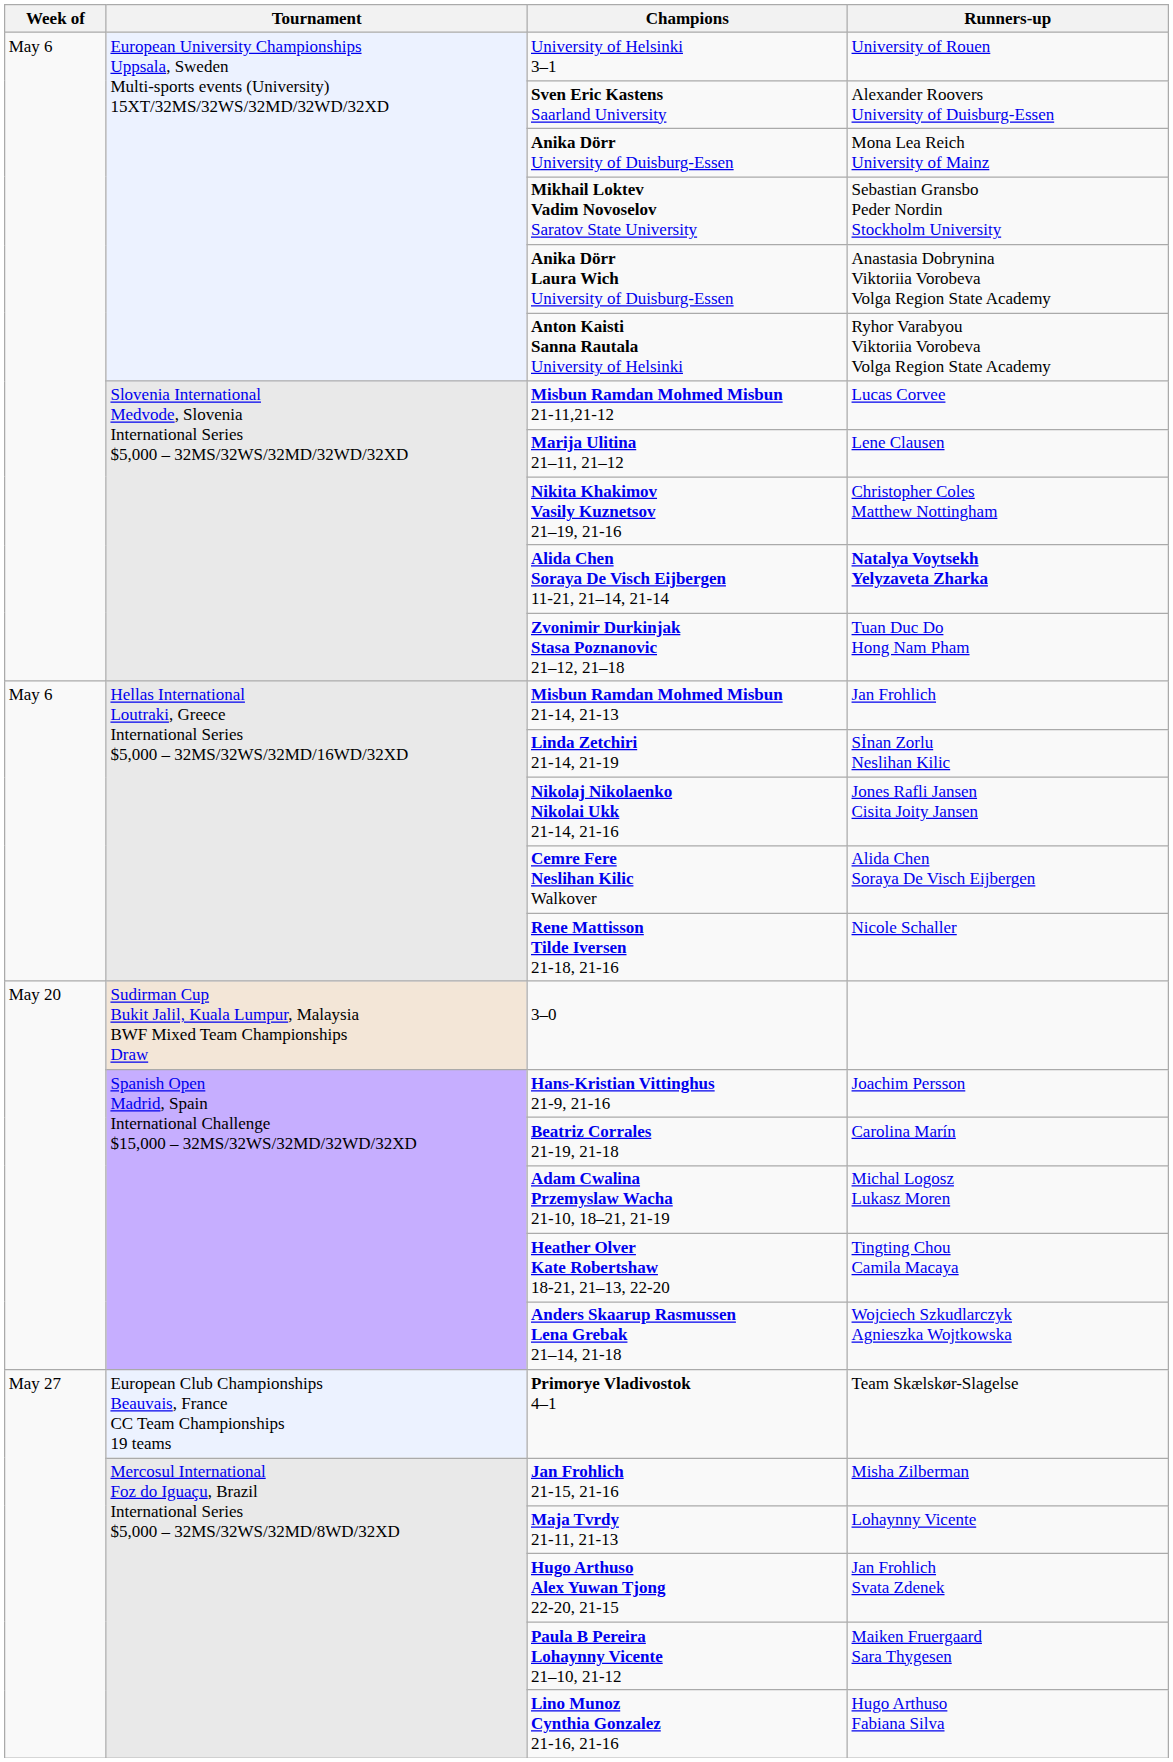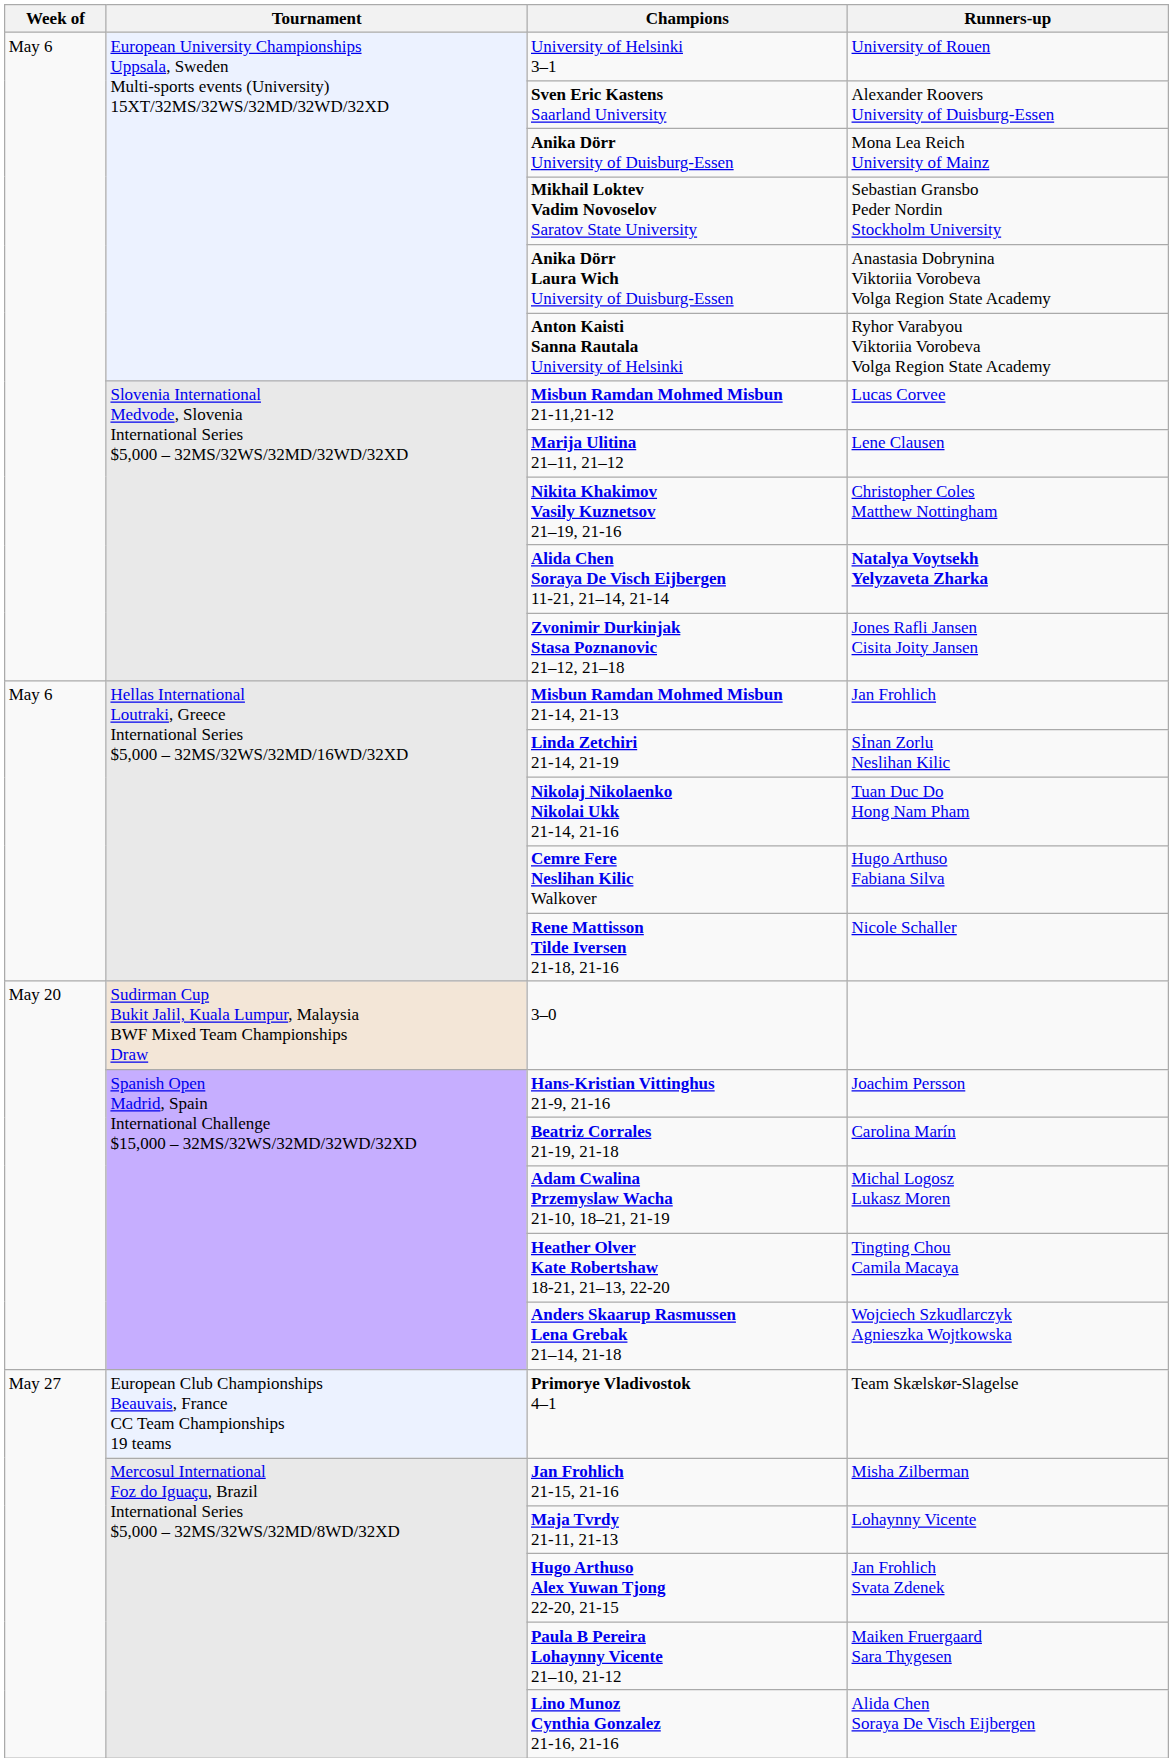(911, 636) Tuan Duc Do Hong Nam Pham -> (915, 636) Jones Rafli Jansen Cisita Joity Jansen
(915, 800) Jones Rafli Jansen Cisita Joity Jansen -> (911, 800) Tuan Duc Do Hong Nam Pham
(943, 868) Alida Chen Soraya De Visch Eijbergen -> (899, 868) Hugo Arthuso Fabiana Silva
(899, 1713) Hugo Arthuso Fabiana Silva -> (943, 1713) Alida Chen Soraya De Visch Eijbergen
